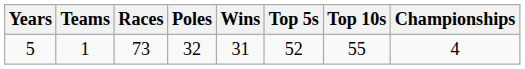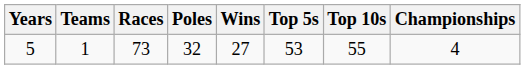(240, 49) 31 -> (240, 49) 27
(294, 49) 52 -> (294, 49) 53
